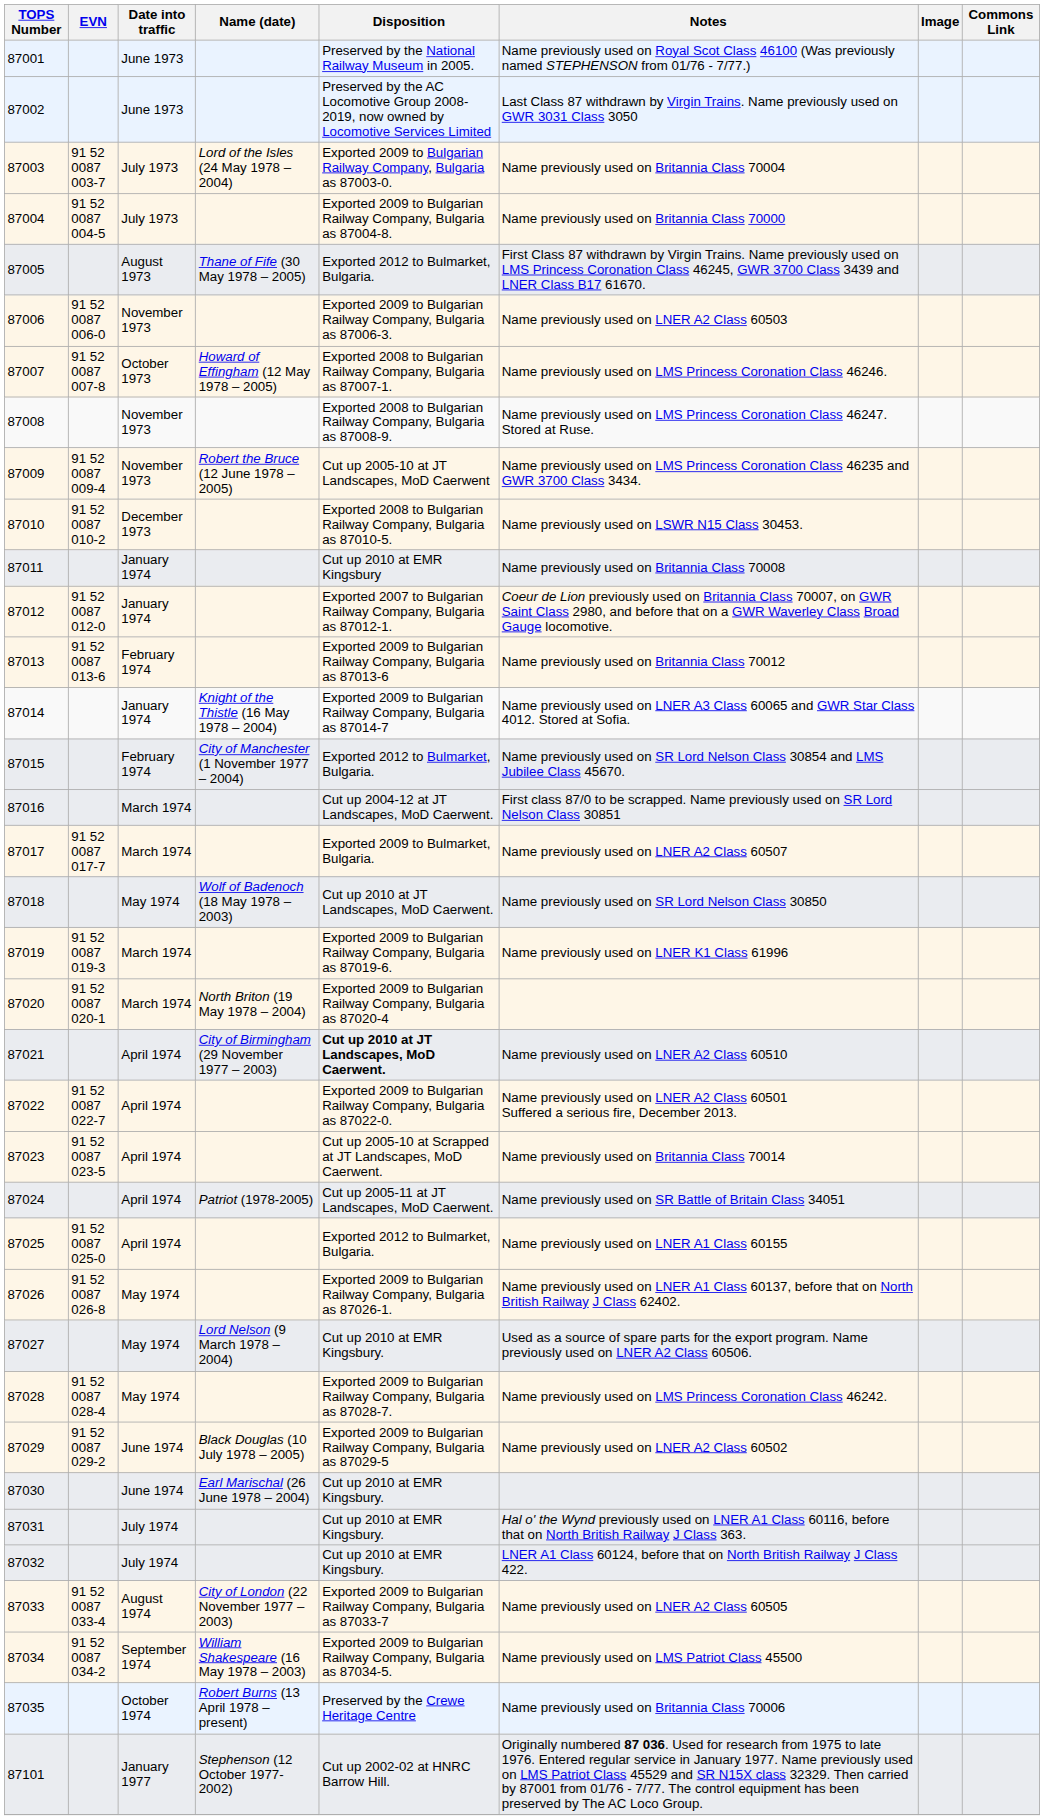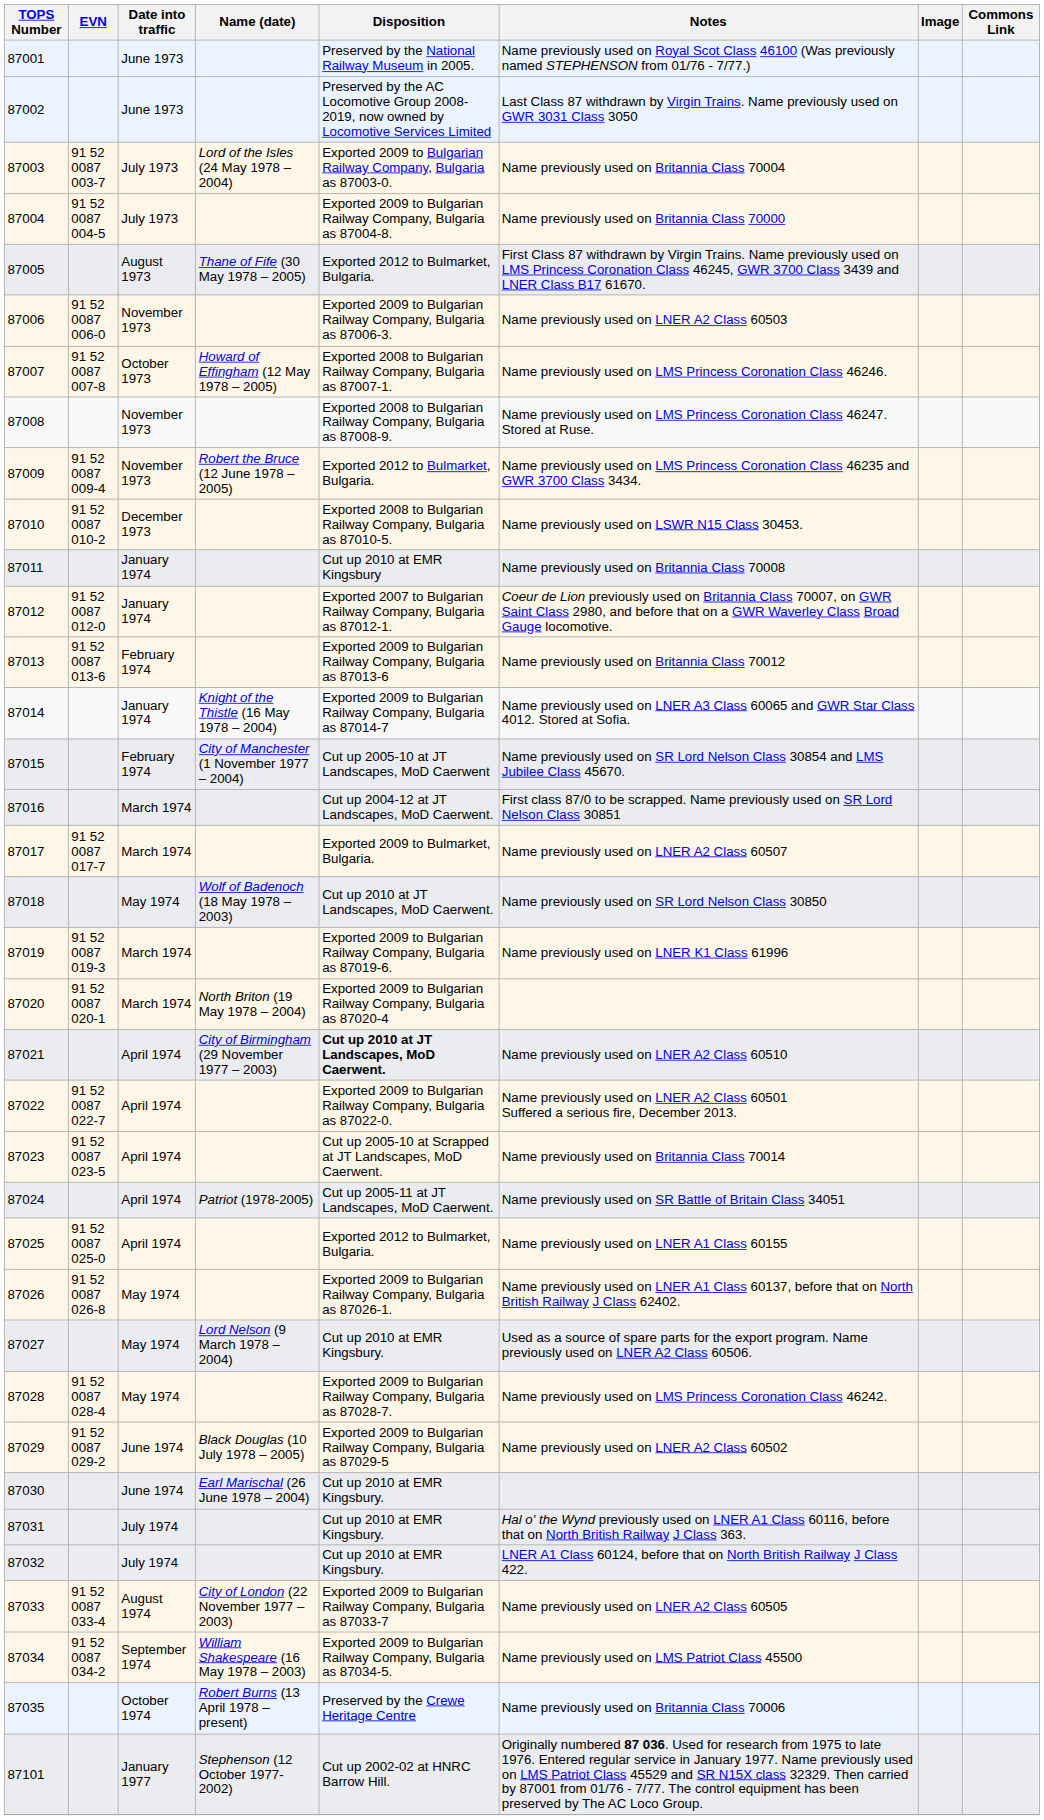(406, 473) Cut up 2005-10 at JT Landscapes, MoD Caerwent -> (406, 473) Exported 2012 to Bulmarket, Bulgaria.
(406, 764) Exported 2012 to Bulmarket, Bulgaria. -> (406, 764) Cut up 2005-10 at JT Landscapes, MoD Caerwent
